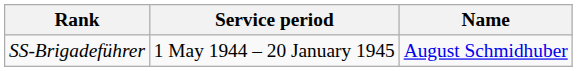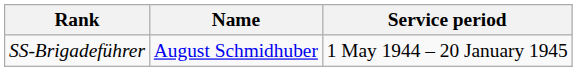columns swapped: (486, 19) <-> (274, 19)
